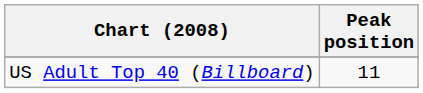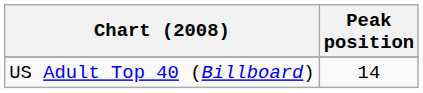(369, 73) 11 -> (369, 73) 14
